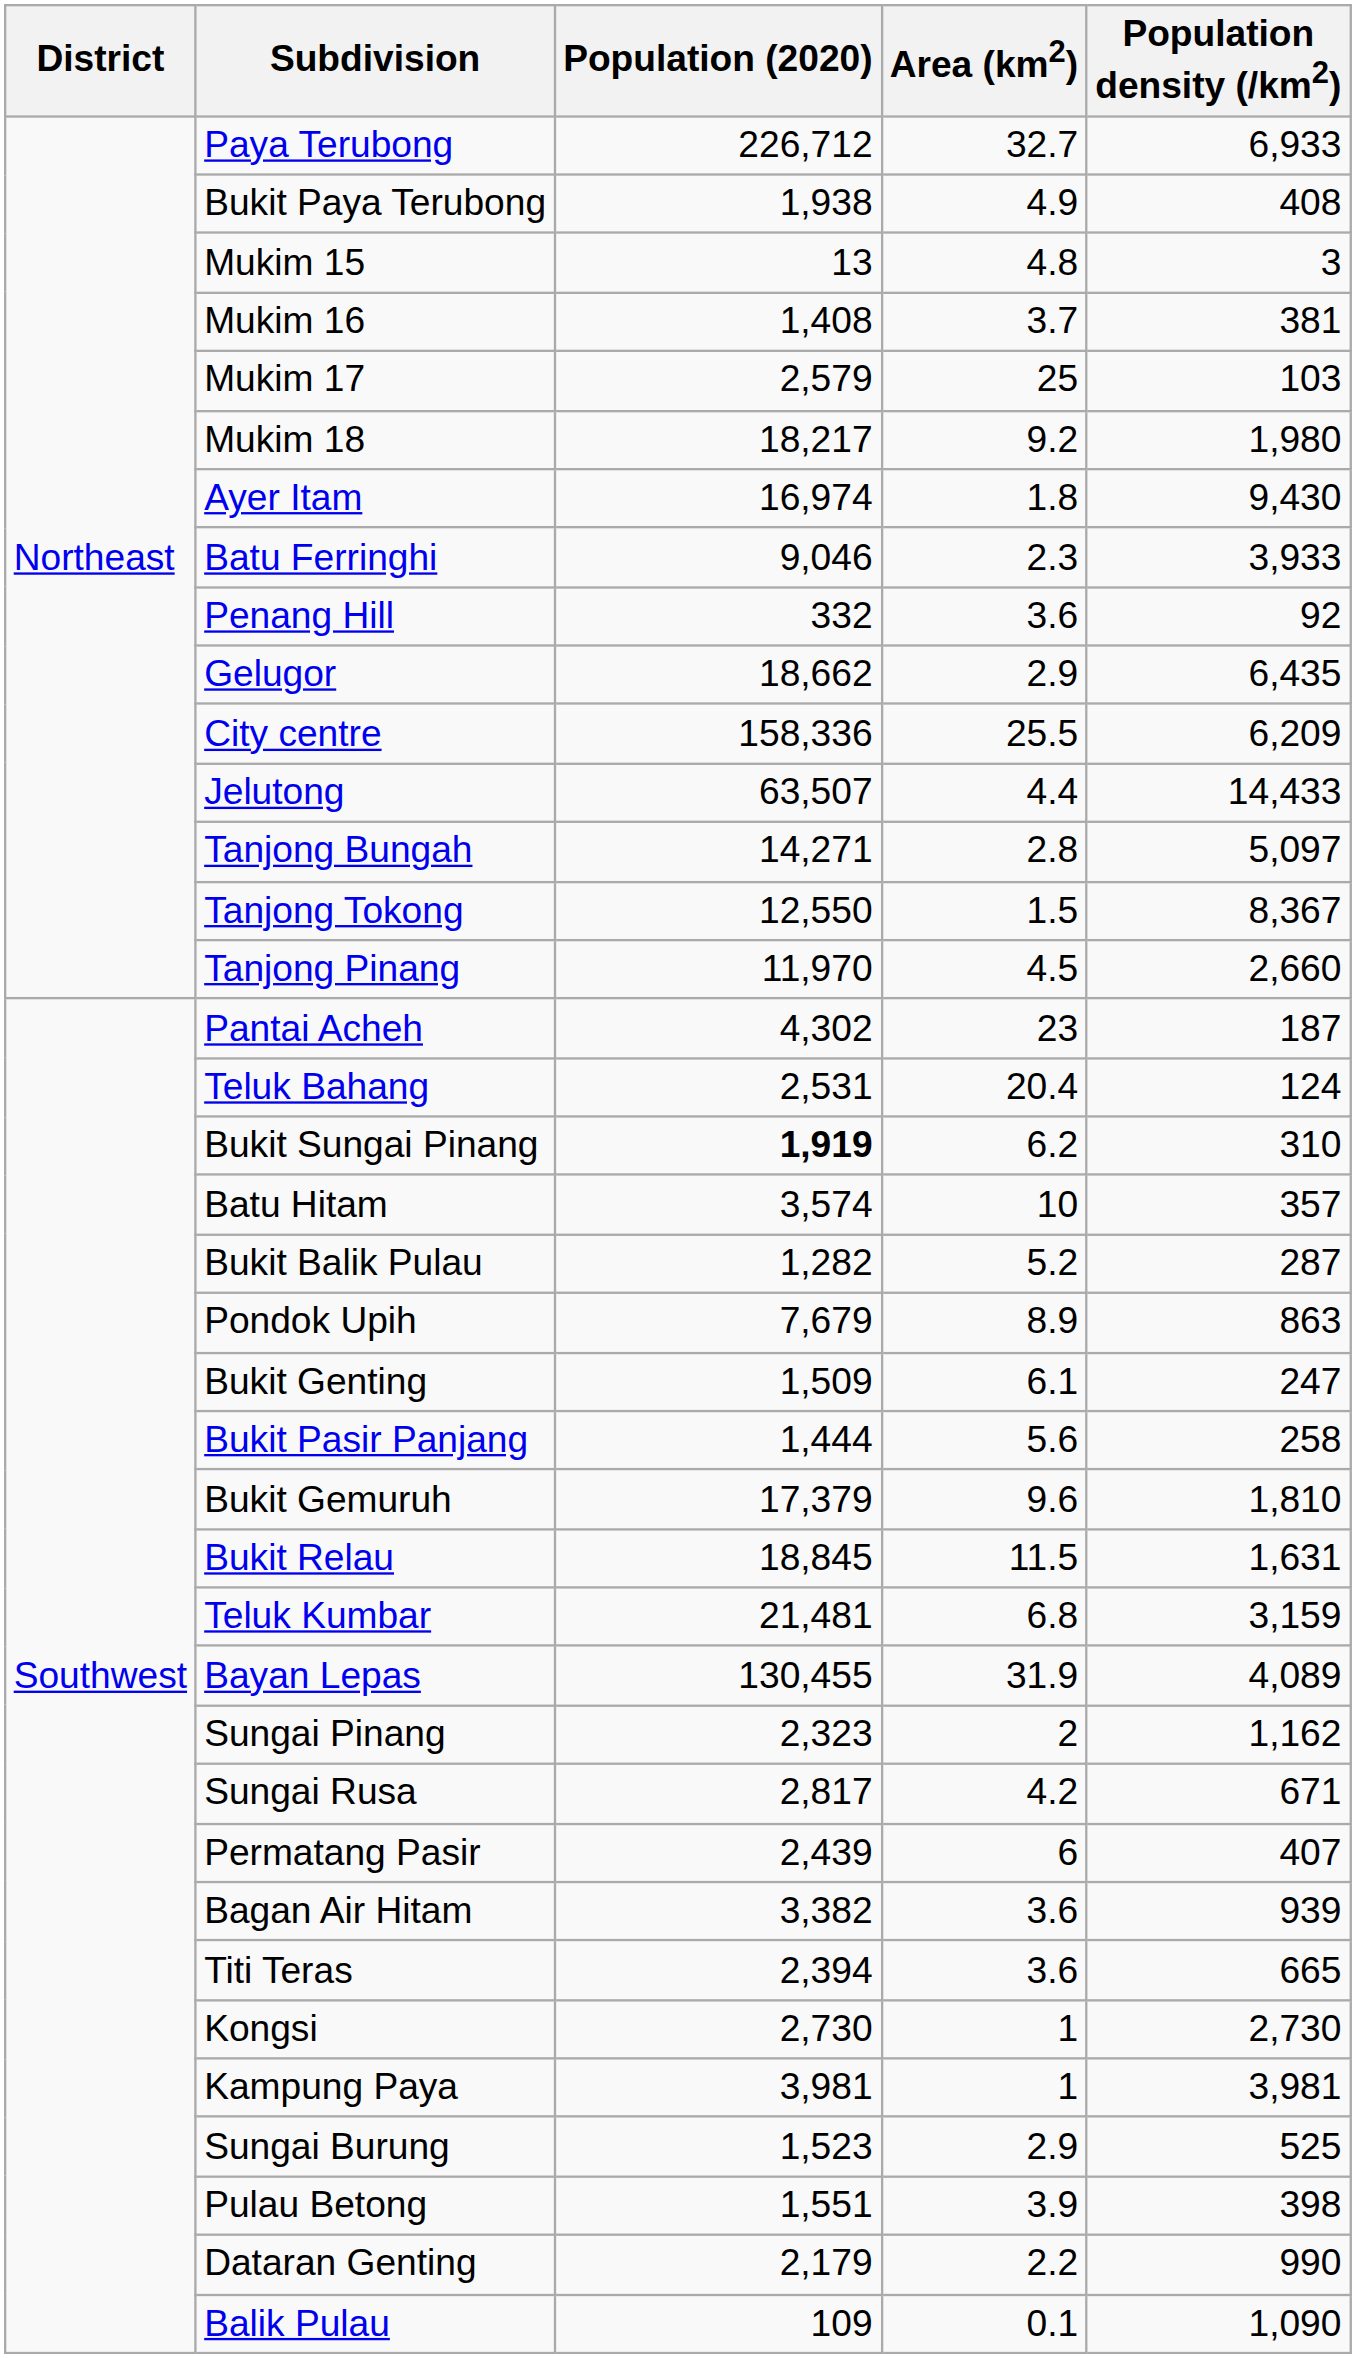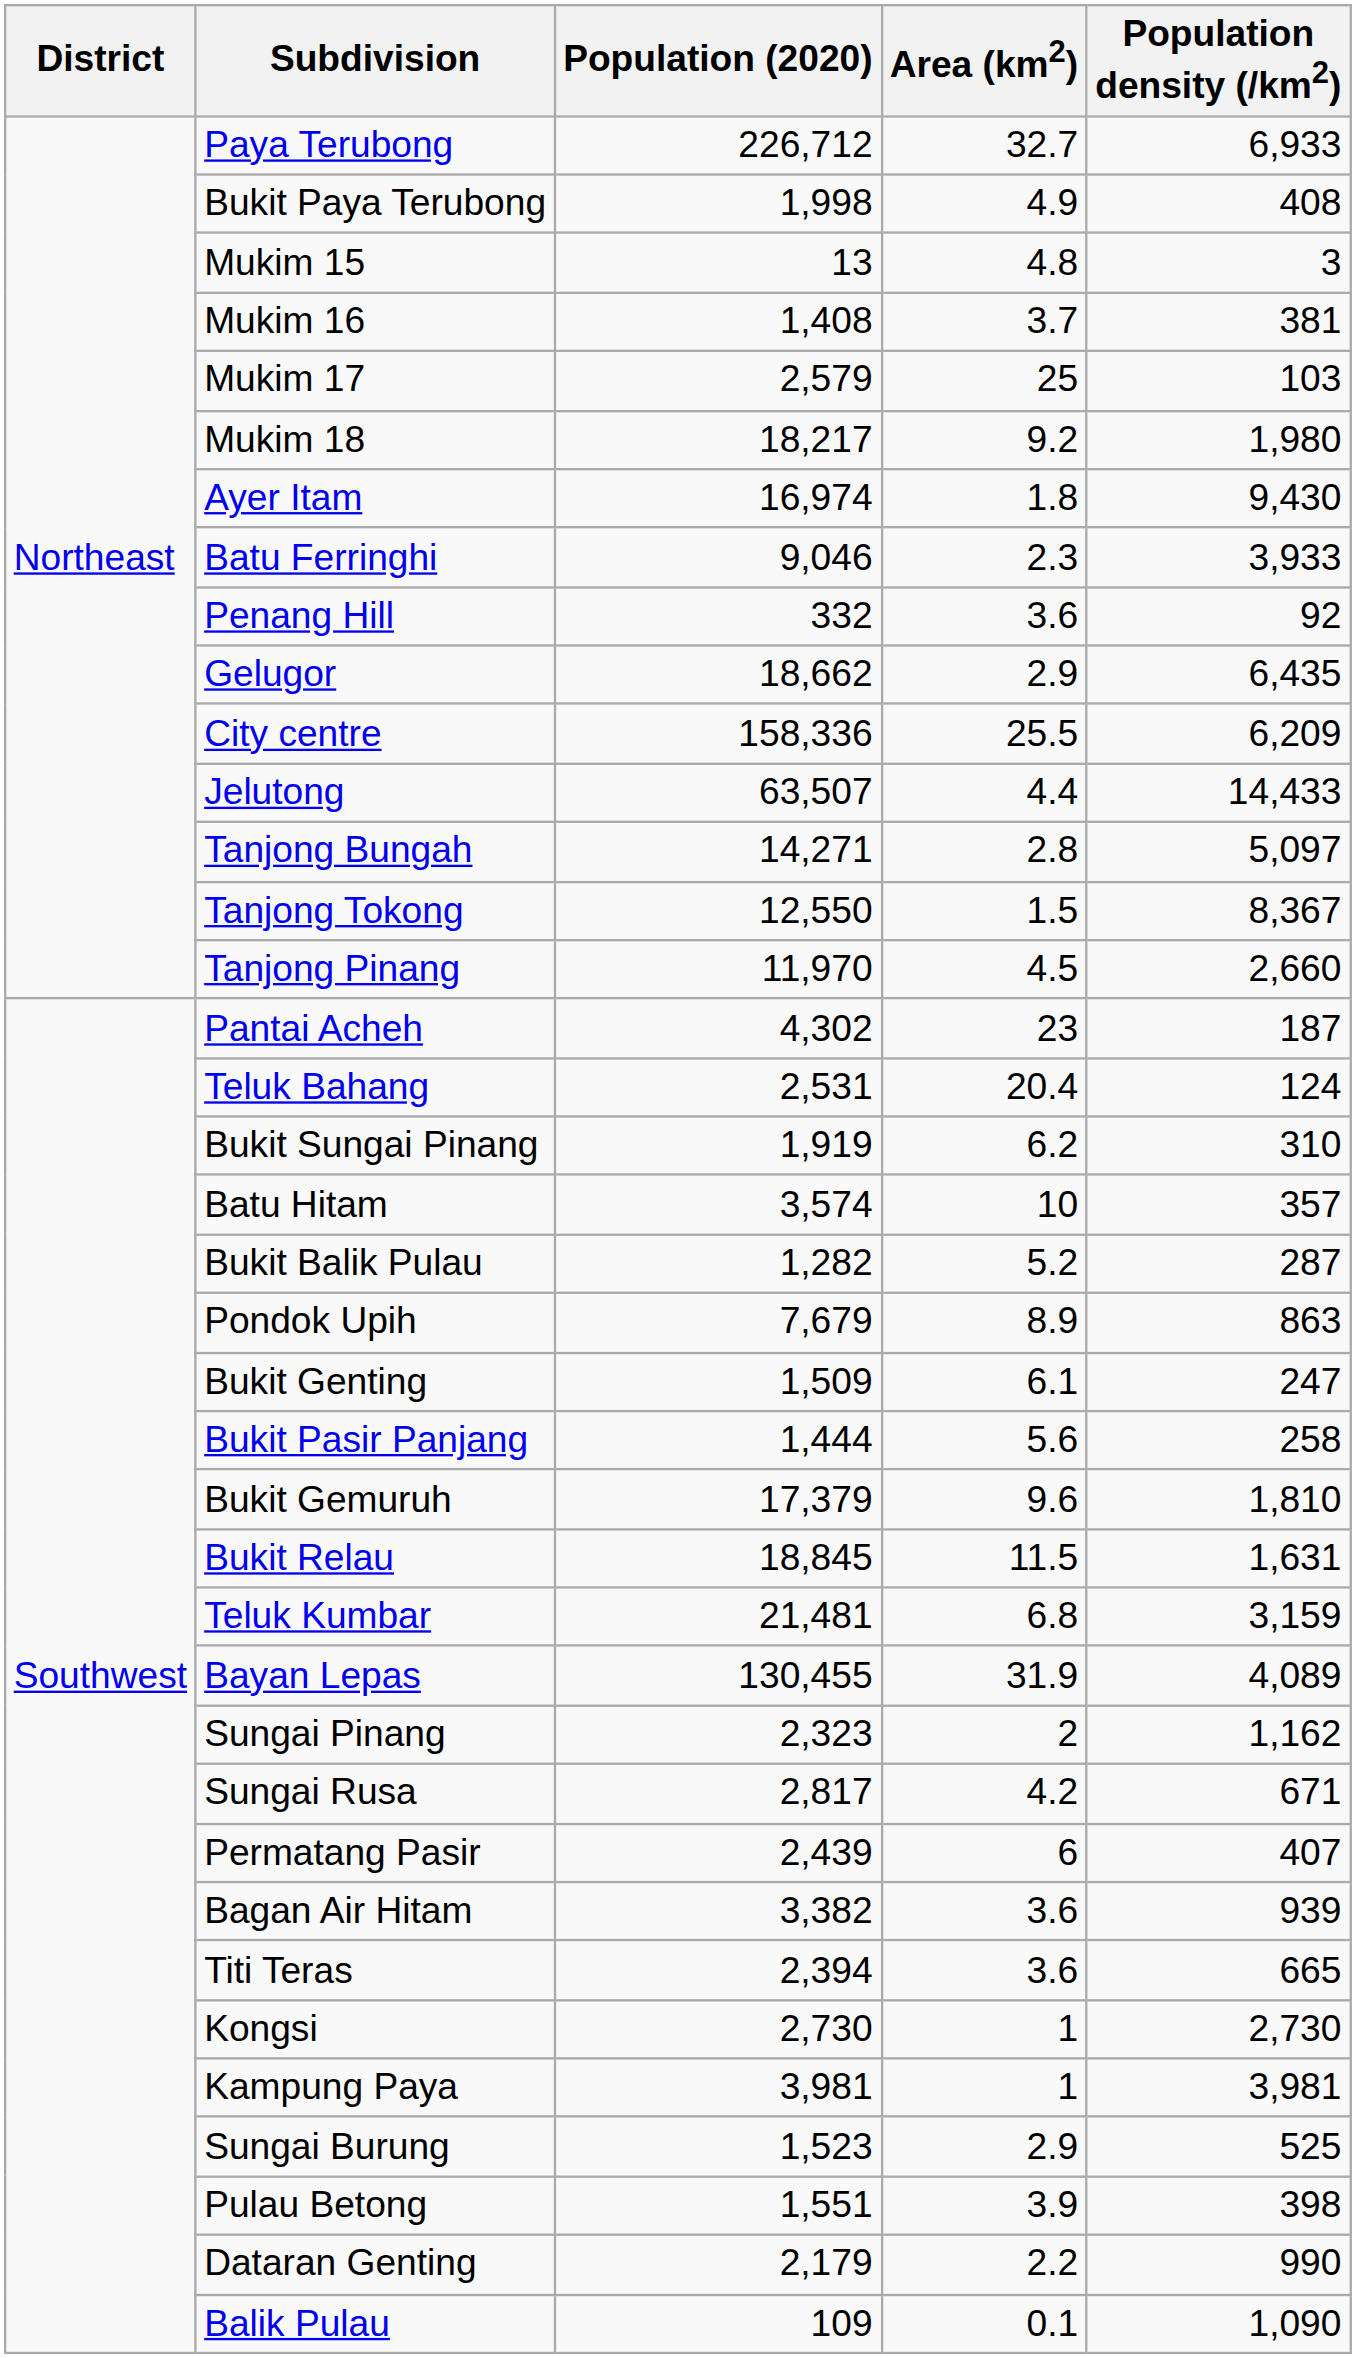(826, 203) 1,938 -> (826, 203) 1,998
(826, 1145) bold -> (826, 1145) normal
